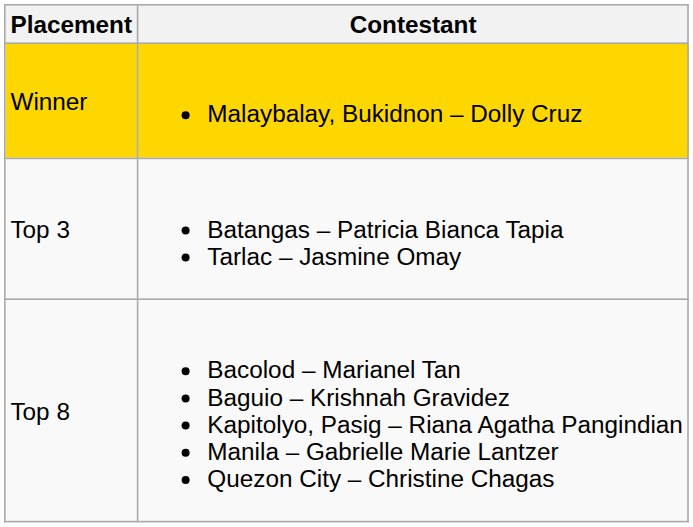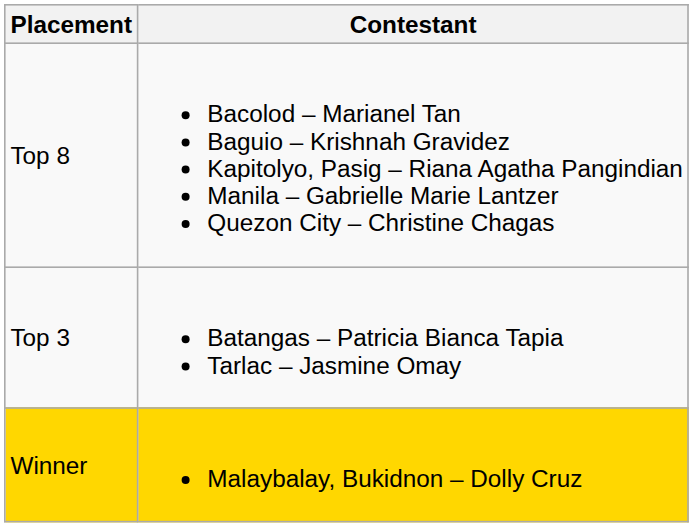rows swapped: (49, 101) <-> (40, 411)
